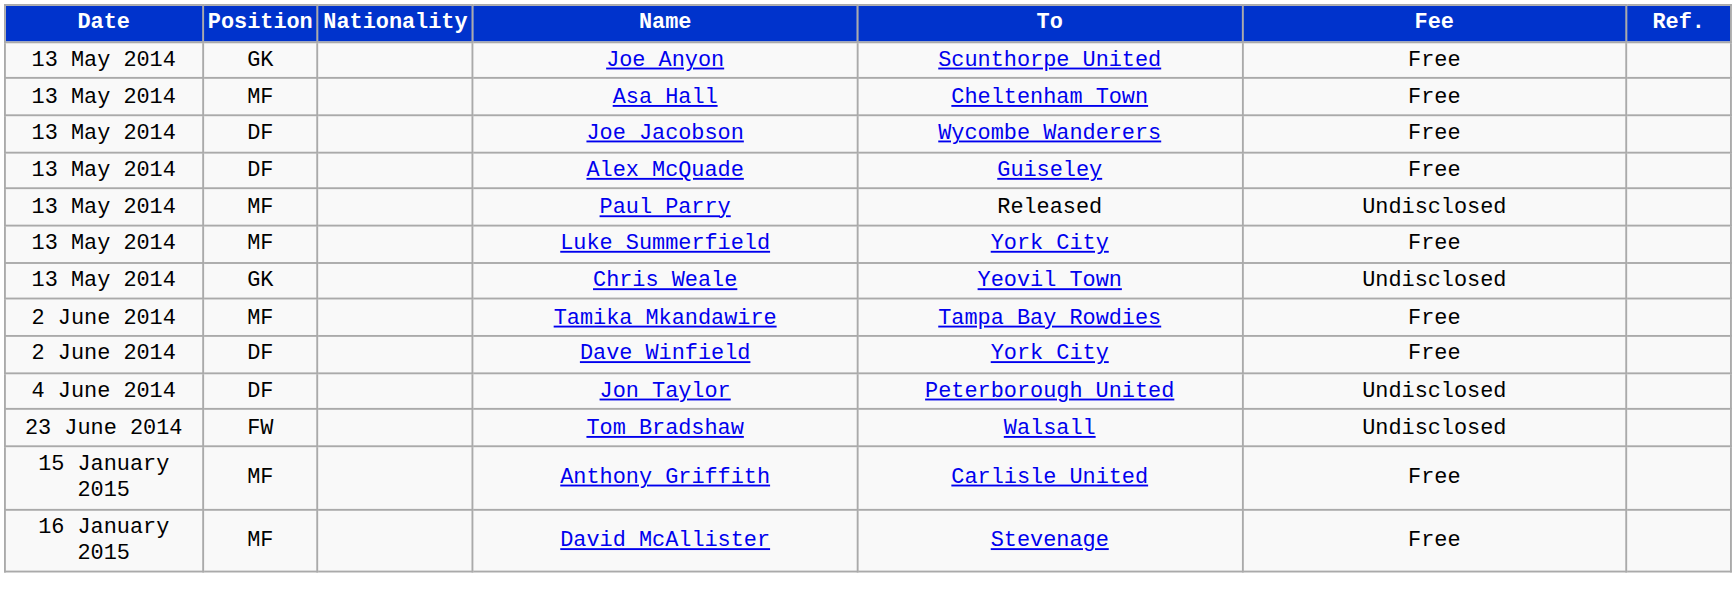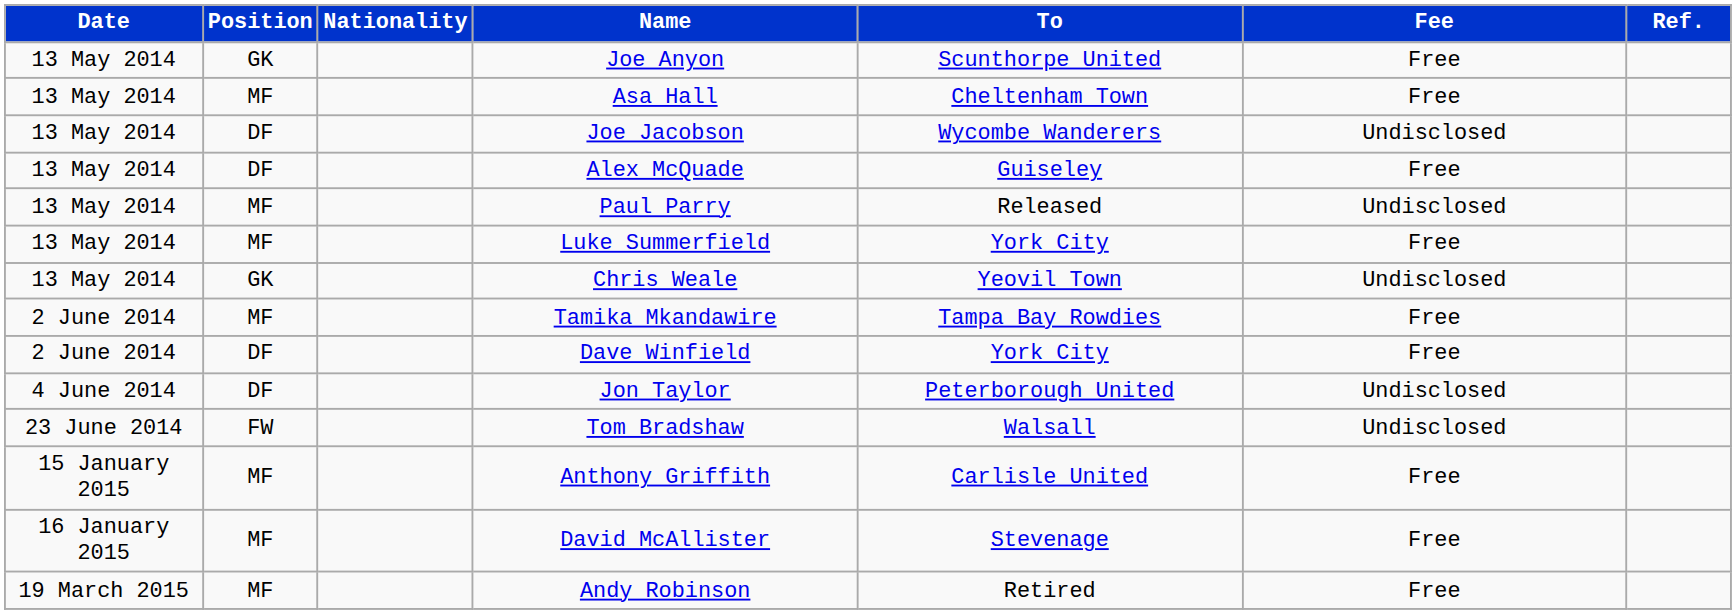(1434, 133) Free -> (1434, 133) Undisclosed
+ row: (665, 590)
